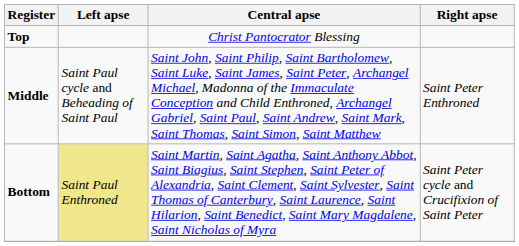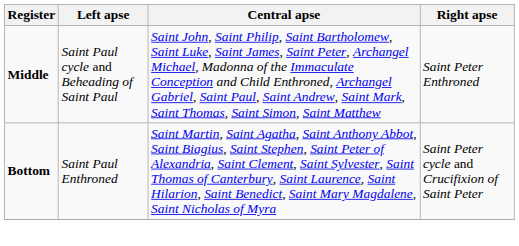- row: (18, 36)
(90, 192) khaki background -> (90, 171) no background
